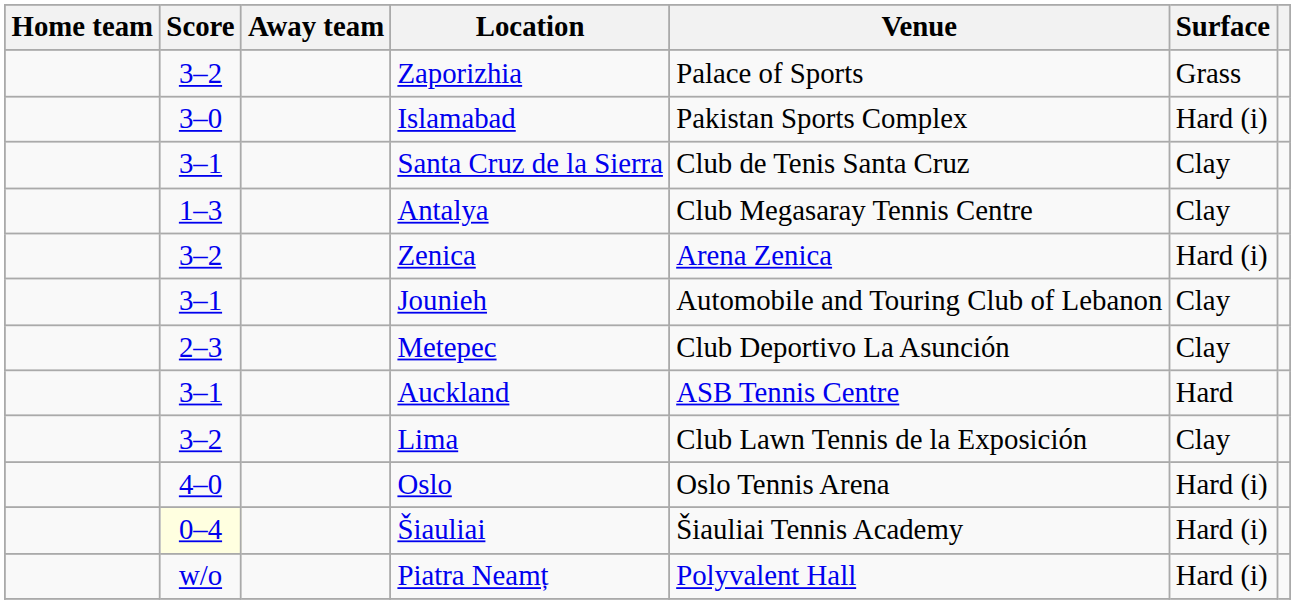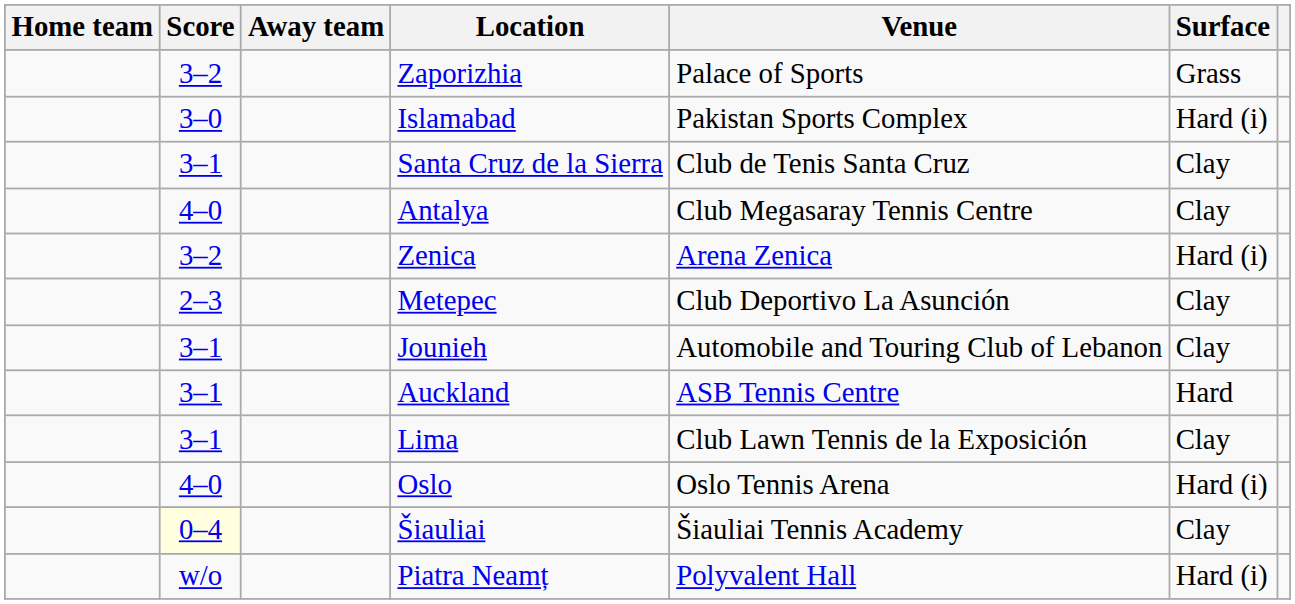(200, 210) 1–3 -> (200, 210) 4–0
rows swapped: (447, 347) <-> (442, 301)
(200, 438) 3–2 -> (200, 438) 3–1
(1222, 529) Hard (i) -> (1203, 529) Clay
